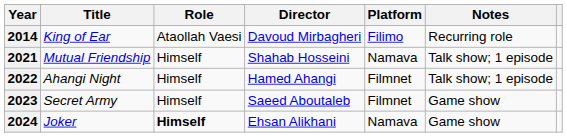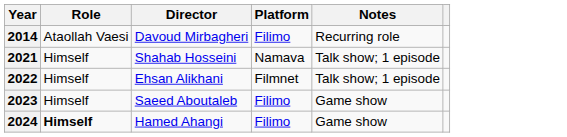- column: (97, 15)
(292, 79) Hamed Ahangi -> (179, 79) Ehsan Alikhani
(390, 100) Filmnet -> (272, 100) Filimo
(292, 121) Ehsan Alikhani -> (179, 121) Hamed Ahangi
(393, 121) Namava -> (272, 121) Filimo
